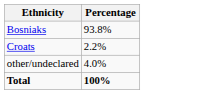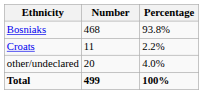+ column: (111, 13)
